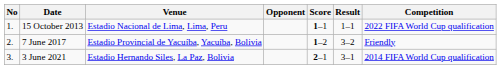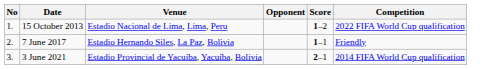- column: (348, 11)
(320, 26) 1–1 -> (320, 26) 1–2
(175, 41) Estadio Provincial de Yacuíba, Yacuíba, Bolivia -> (161, 41) Estadio Hernando Siles, La Paz, Bolivia
(320, 41) 1–2 -> (320, 41) 1–1
(161, 56) Estadio Hernando Siles, La Paz, Bolivia -> (175, 56) Estadio Provincial de Yacuíba, Yacuíba, Bolivia
